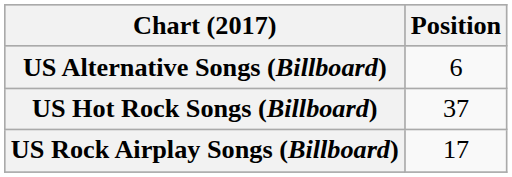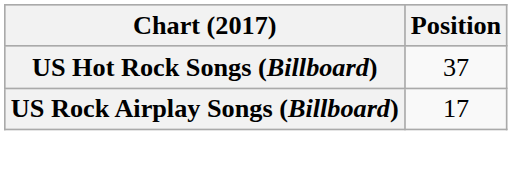- row: (205, 66)
